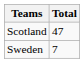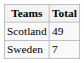(58, 31) 47 -> (58, 31) 49
